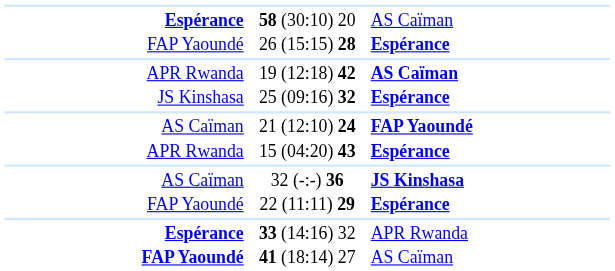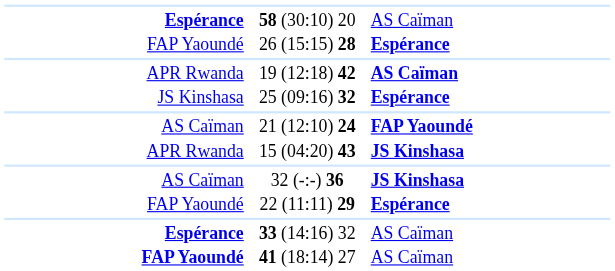(410, 151) Espérance -> (417, 151) JS Kinshasa
(419, 233) APR Rwanda -> (412, 233) AS Caïman
